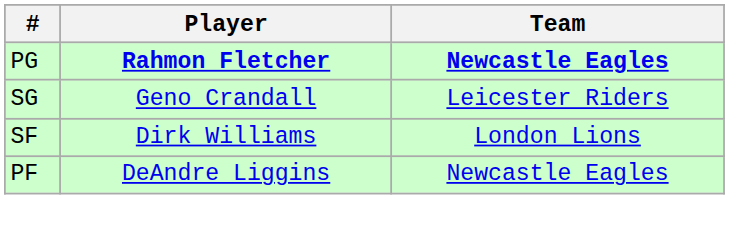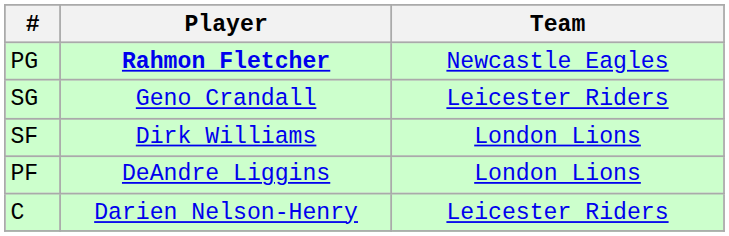(558, 61) bold -> (558, 61) normal
(558, 175) Newcastle Eagles -> (558, 175) London Lions
+ row: (17, 212)
